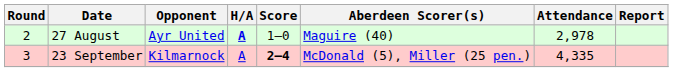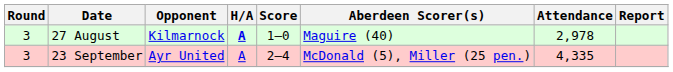(26, 35) 2 -> (26, 35) 3
(187, 35) Ayr United -> (187, 35) Kilmarnock
(187, 56) Kilmarnock -> (187, 56) Ayr United
(278, 56) bold -> (278, 56) normal
